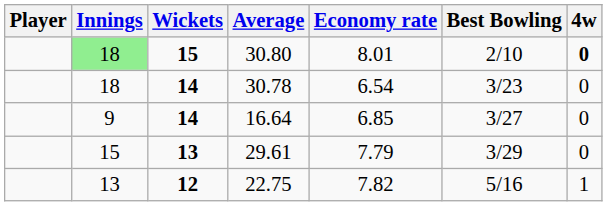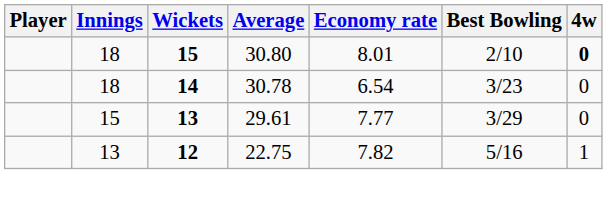(109, 53) lightgreen background -> (109, 53) no background
- row: (268, 119)
(375, 151) 7.79 -> (375, 119) 7.77
